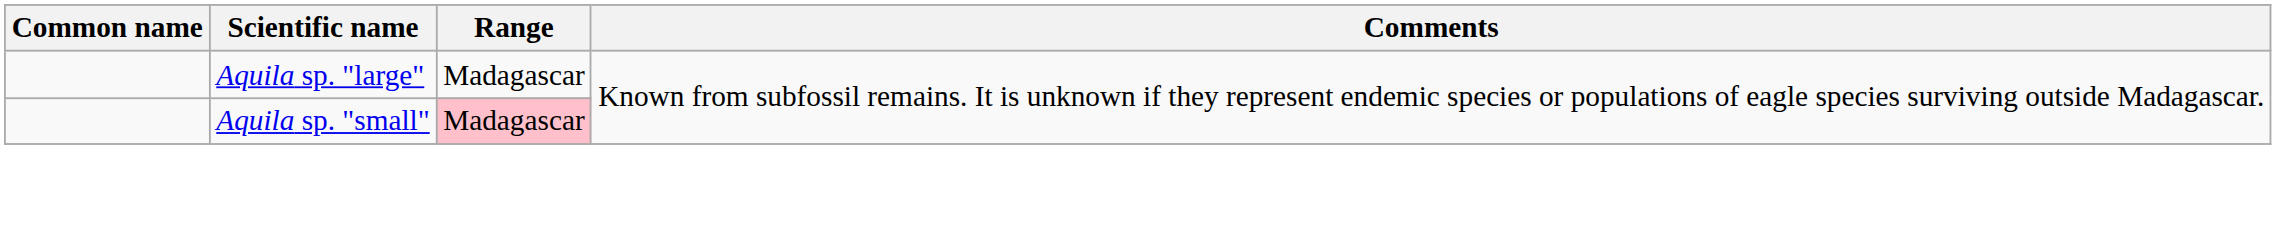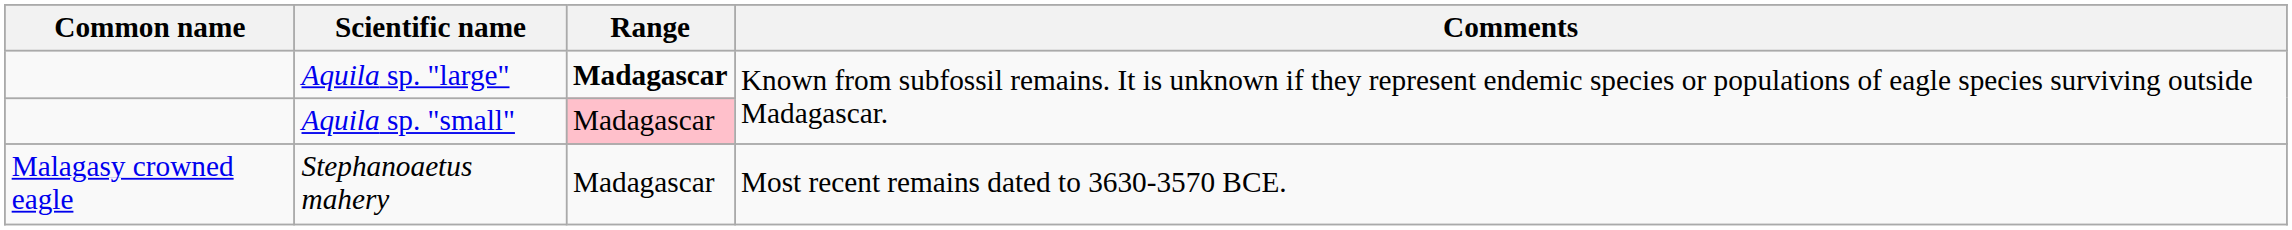(514, 74) normal -> (650, 74) bold
+ row: (387, 183)
